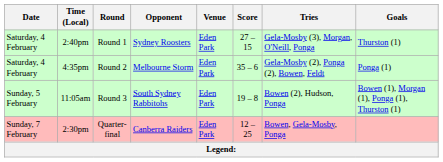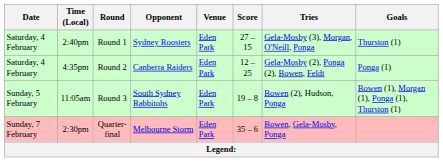(163, 68) Melbourne Storm -> (163, 68) Canberra Raiders
(247, 68) 35 – 6 -> (247, 68) 12 – 25
(163, 129) Canberra Raiders -> (163, 129) Melbourne Storm
(247, 129) 12 – 25 -> (247, 129) 35 – 6
